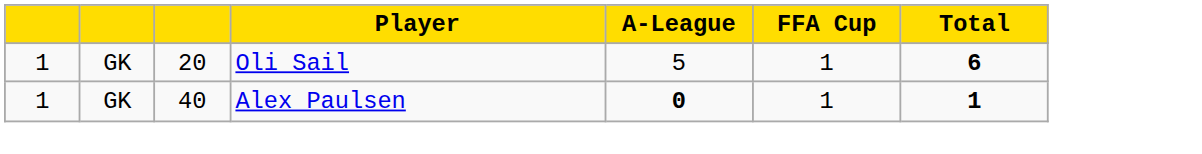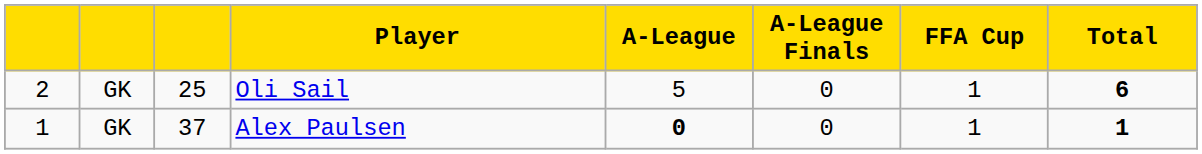+ column: (827, 38)
(42, 63) 1 -> (42, 90) 2
(192, 63) 20 -> (192, 90) 25
(192, 101) 40 -> (192, 129) 37
